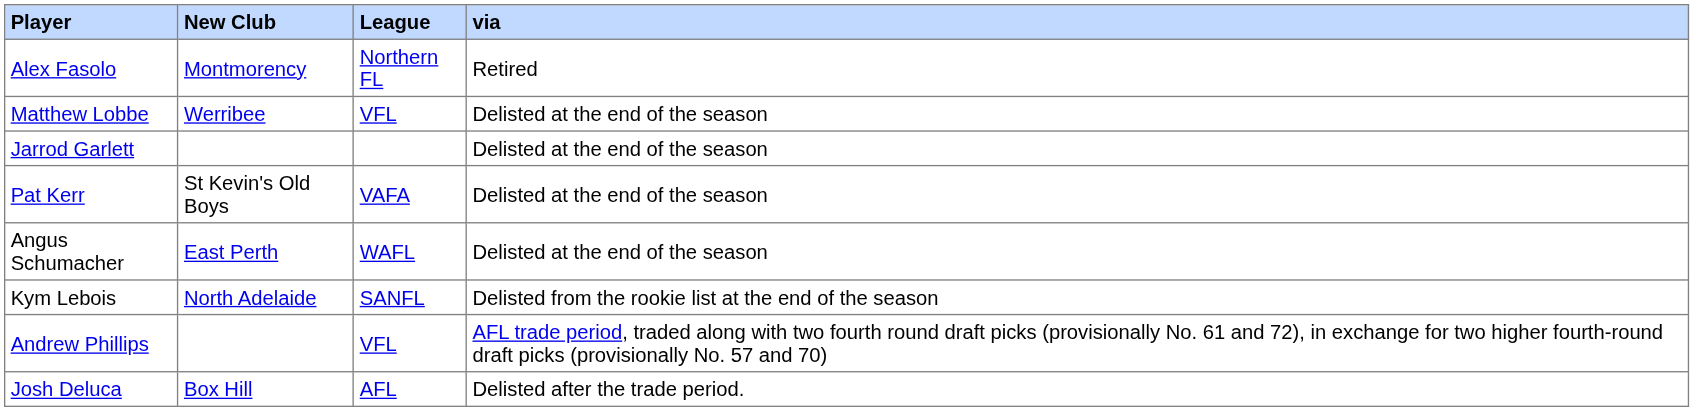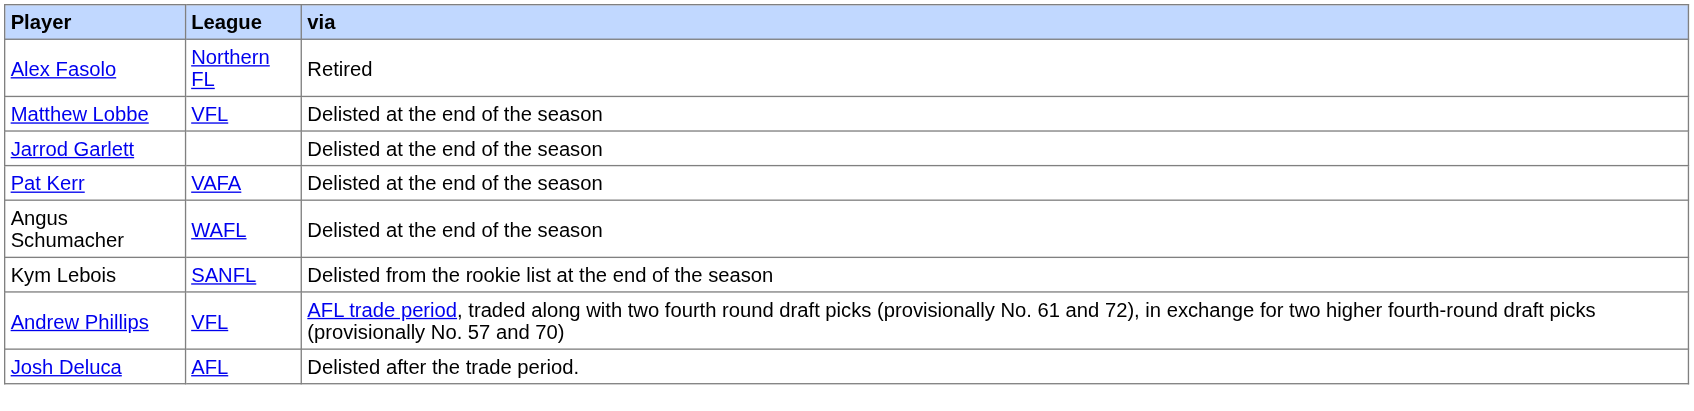- column: (230, 22)
